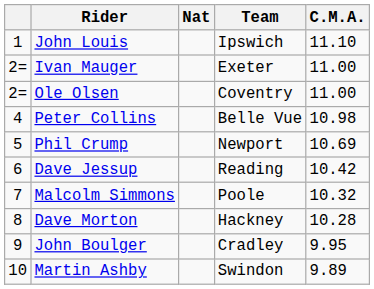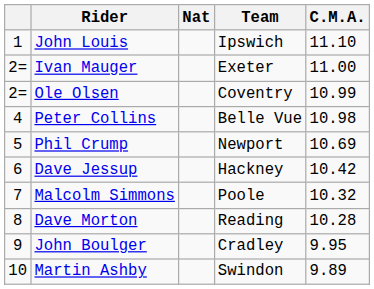(333, 94) 11.00 -> (333, 94) 10.99
(251, 170) Reading -> (251, 170) Hackney
(251, 221) Hackney -> (251, 221) Reading
